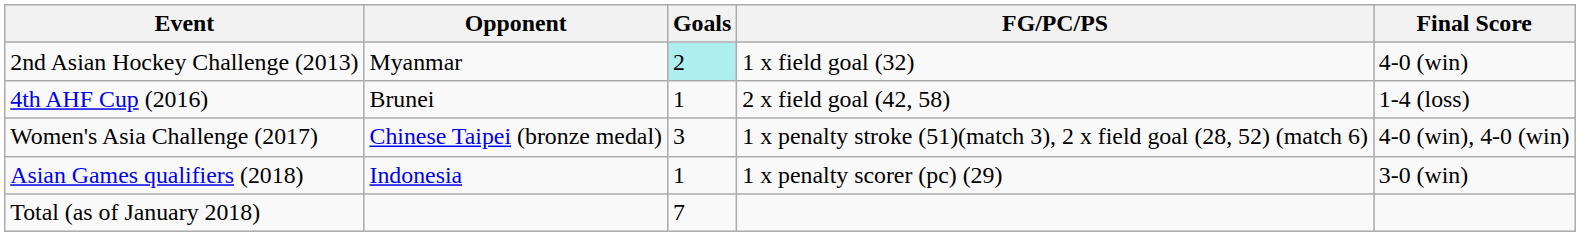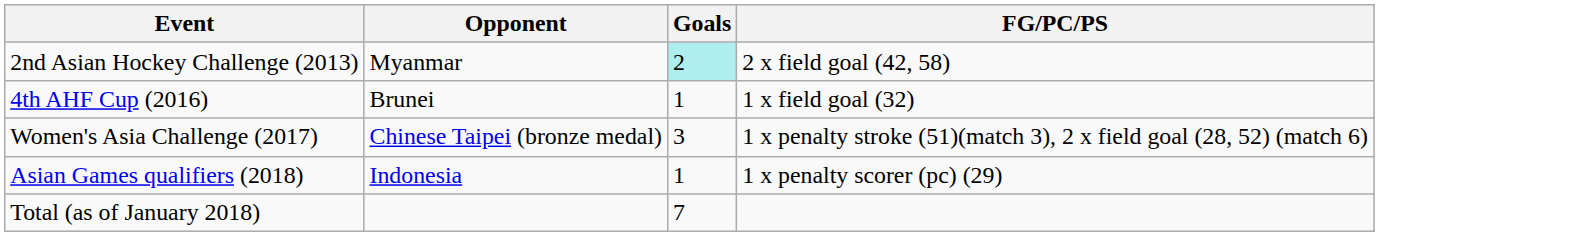- column: (1474, 23)
(828, 61) 1 x field goal (32) -> (846, 61) 2 x field goal (42, 58)
(846, 99) 2 x field goal (42, 58) -> (828, 99) 1 x field goal (32)
